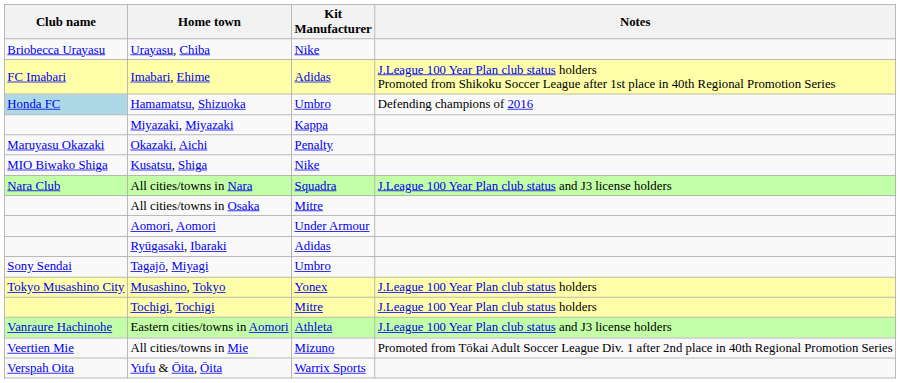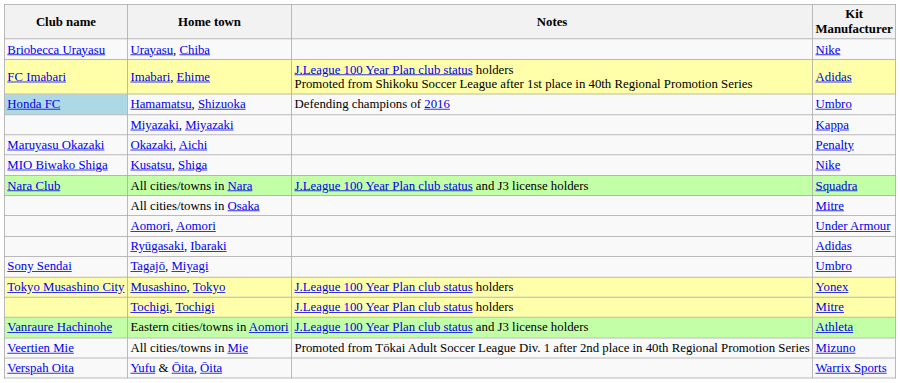columns swapped: (333, 21) <-> (635, 21)
